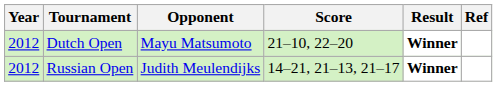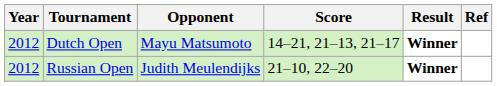(310, 43) 21–10, 22–20 -> (334, 43) 14–21, 21–13, 21–17
(334, 69) 14–21, 21–13, 21–17 -> (310, 69) 21–10, 22–20
